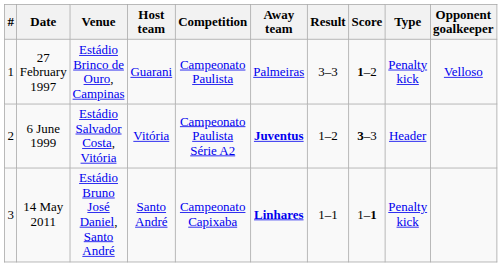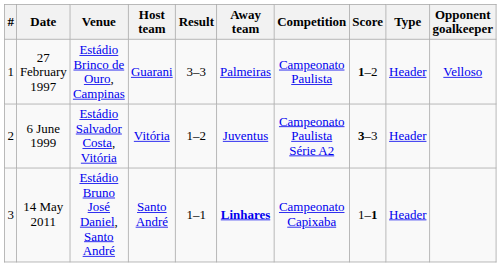columns swapped: (328, 22) <-> (213, 22)
(408, 71) Penalty kick -> (408, 71) Header
(279, 136) bold -> (246, 136) normal
(408, 214) Penalty kick -> (408, 214) Header
